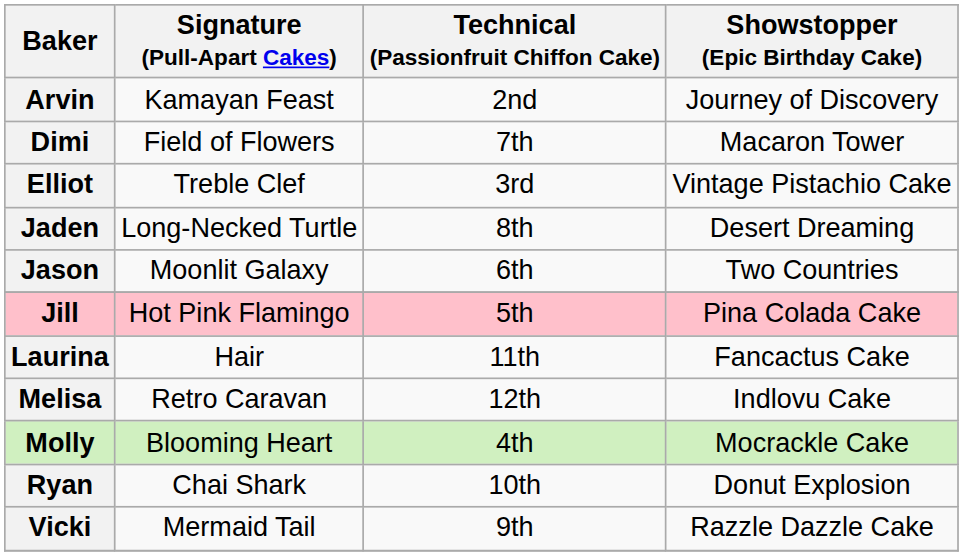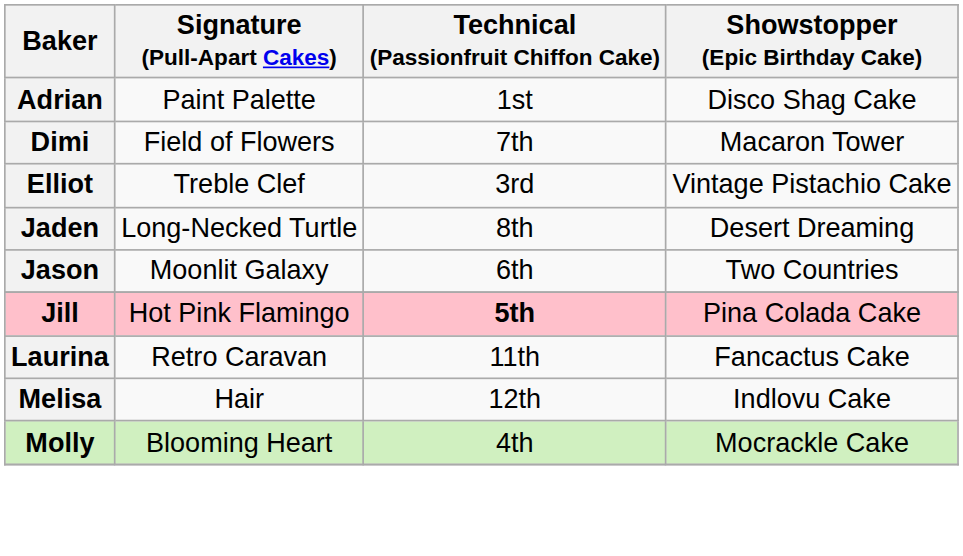+ row: (60, 99)
- row: (60, 99)
(515, 313) normal -> (515, 313) bold
(239, 356) Hair -> (239, 356) Retro Caravan
(239, 399) Retro Caravan -> (239, 399) Hair
- row: (60, 485)
- row: (60, 528)
